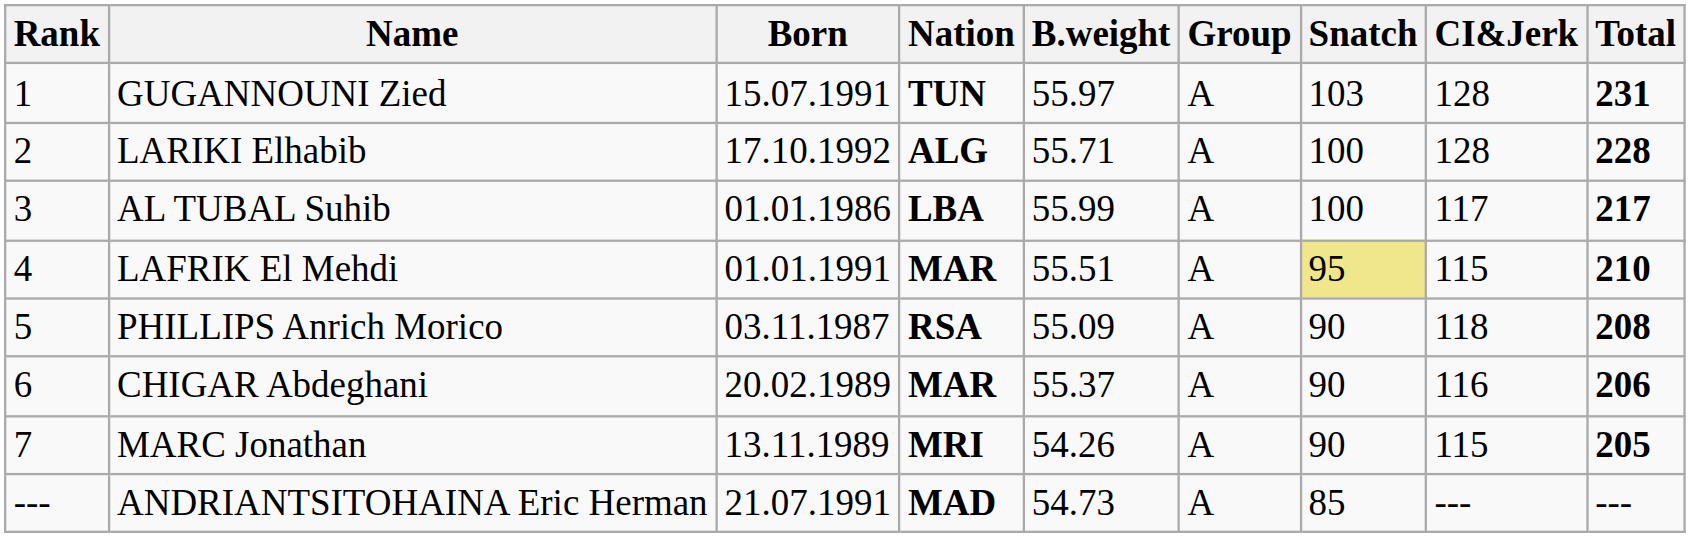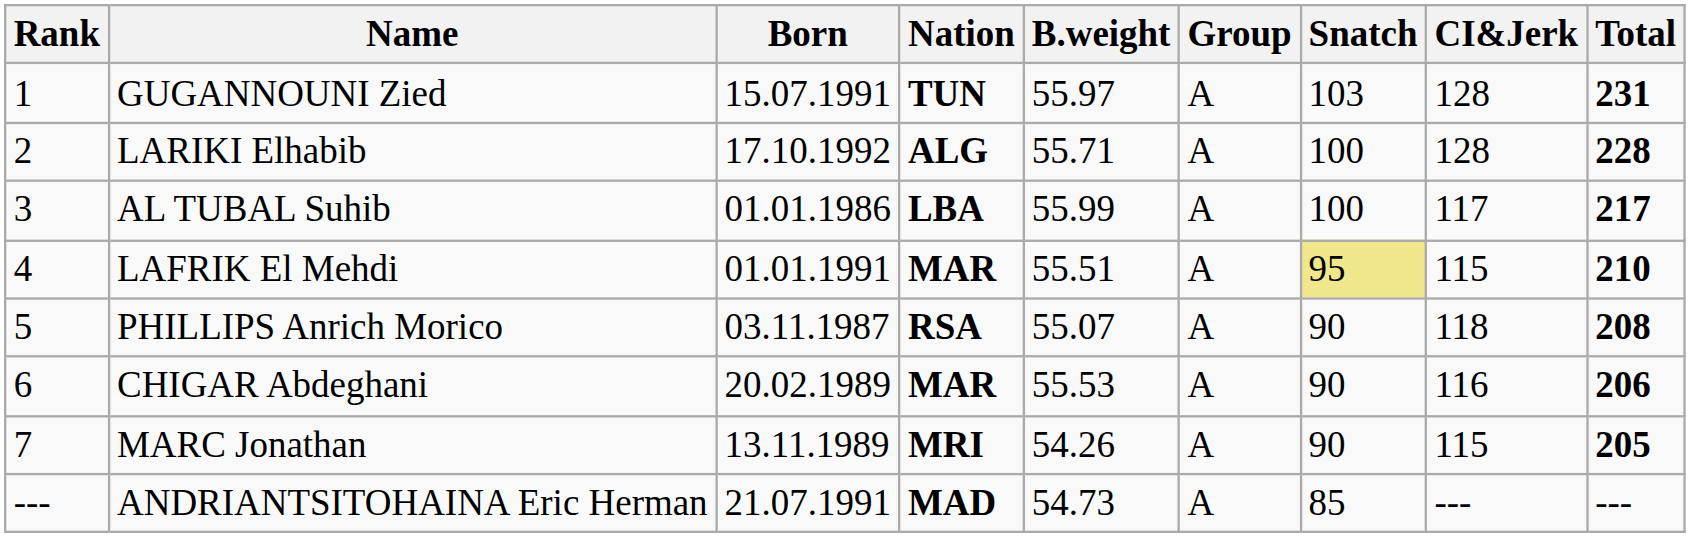(1073, 326) 55.09 -> (1073, 326) 55.07
(1073, 385) 55.37 -> (1073, 385) 55.53
